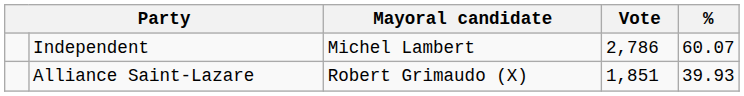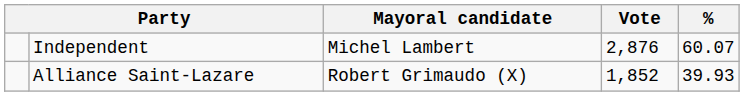(632, 48) 2,786 -> (632, 48) 2,876
(632, 76) 1,851 -> (632, 76) 1,852
